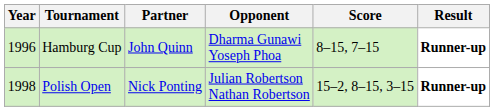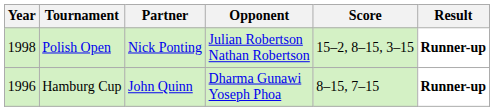rows swapped: (82, 47) <-> (77, 87)
